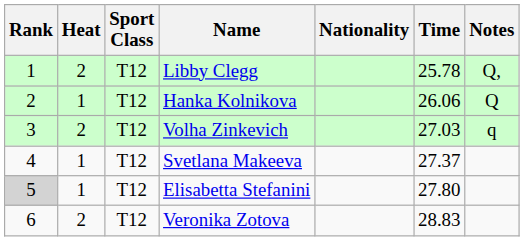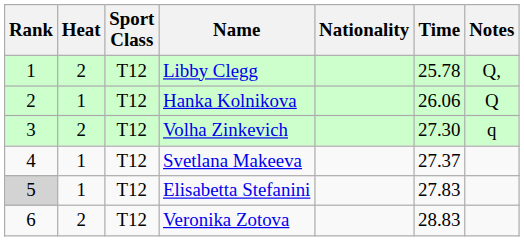(439, 130) 27.03 -> (439, 130) 27.30
(439, 190) 27.80 -> (439, 190) 27.83
